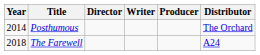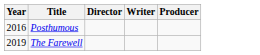- column: (228, 12)
(16, 27) 2014 -> (16, 27) 2016
(16, 43) 2018 -> (16, 43) 2019
